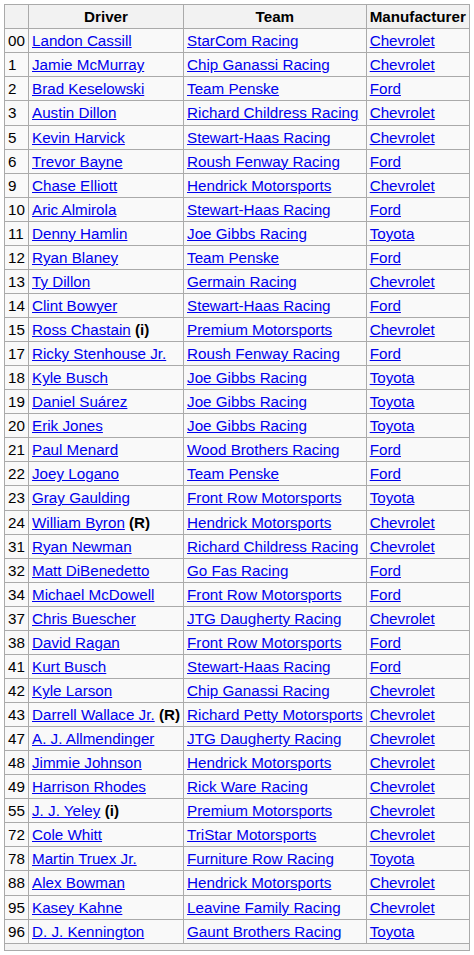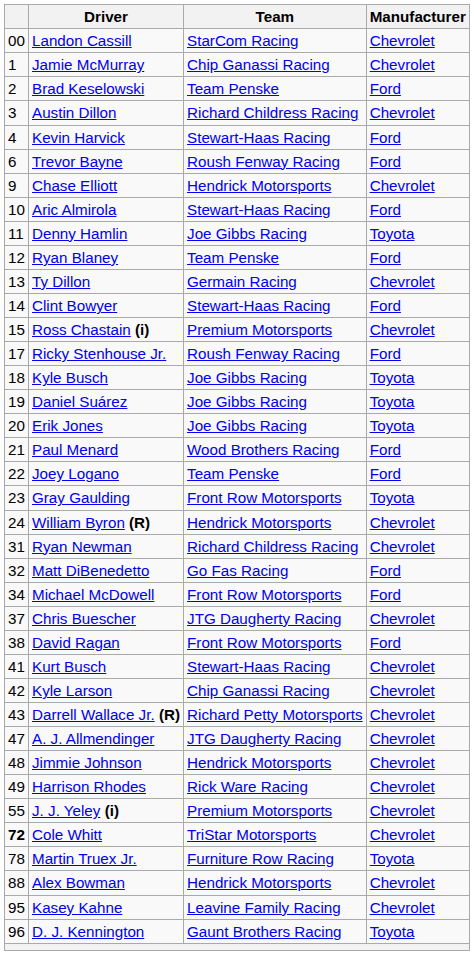(12, 137) 5 -> (12, 137) 4
(402, 137) Chevrolet -> (385, 137) Ford
(385, 666) Ford -> (402, 666) Chevrolet
(16, 835) normal -> (16, 835) bold
